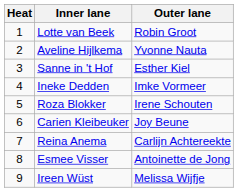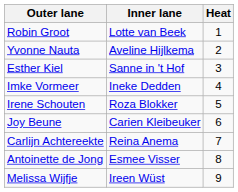columns swapped: (20, 13) <-> (183, 13)
